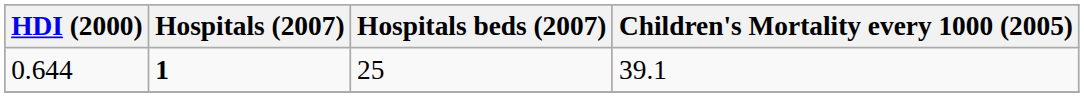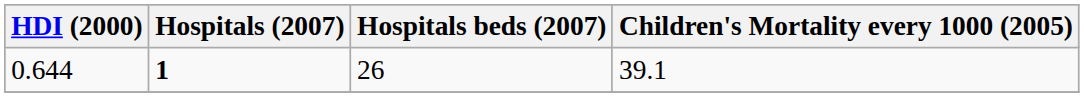(371, 69) 25 -> (371, 69) 26
